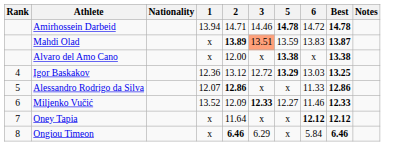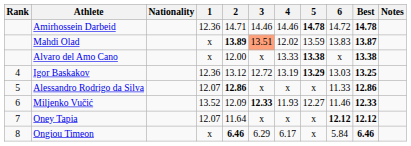+ column: (288, 12)
(210, 27) 13.94 -> (210, 27) 12.36
(210, 118) x -> (210, 118) 12.07
